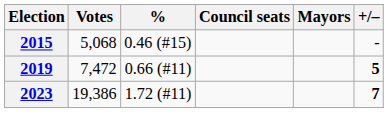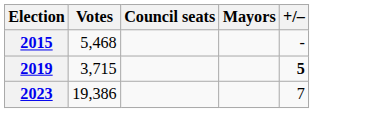- column: (158, 17)
(98, 42) 5,068 -> (98, 42) 5,468
(98, 68) 7,472 -> (98, 68) 3,715
(376, 94) bold -> (301, 94) normal
